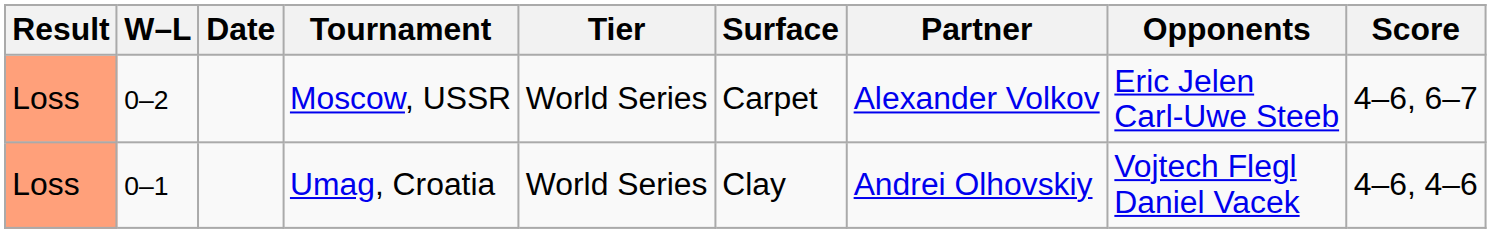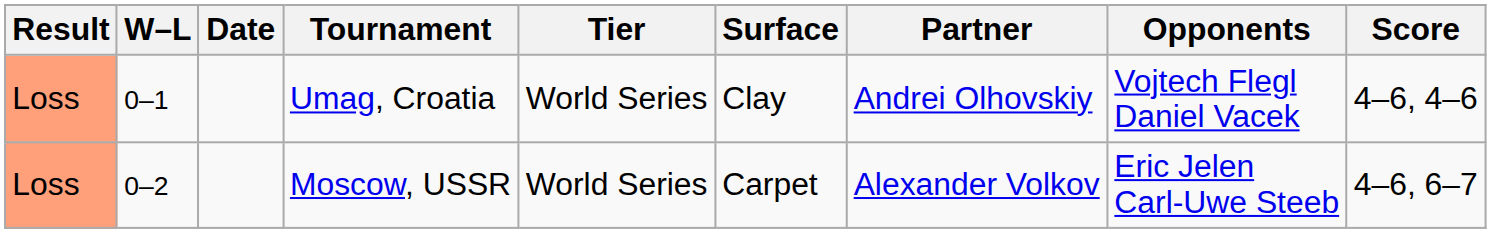rows swapped: (393, 184) <-> (401, 98)
